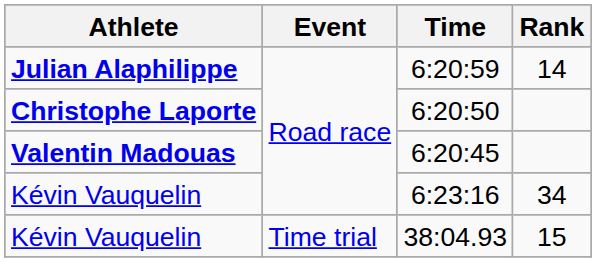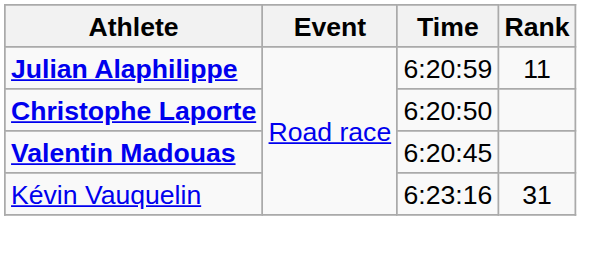(552, 68) 14 -> (537, 68) 11
(552, 195) 34 -> (537, 195) 31
- row: (455, 237)
